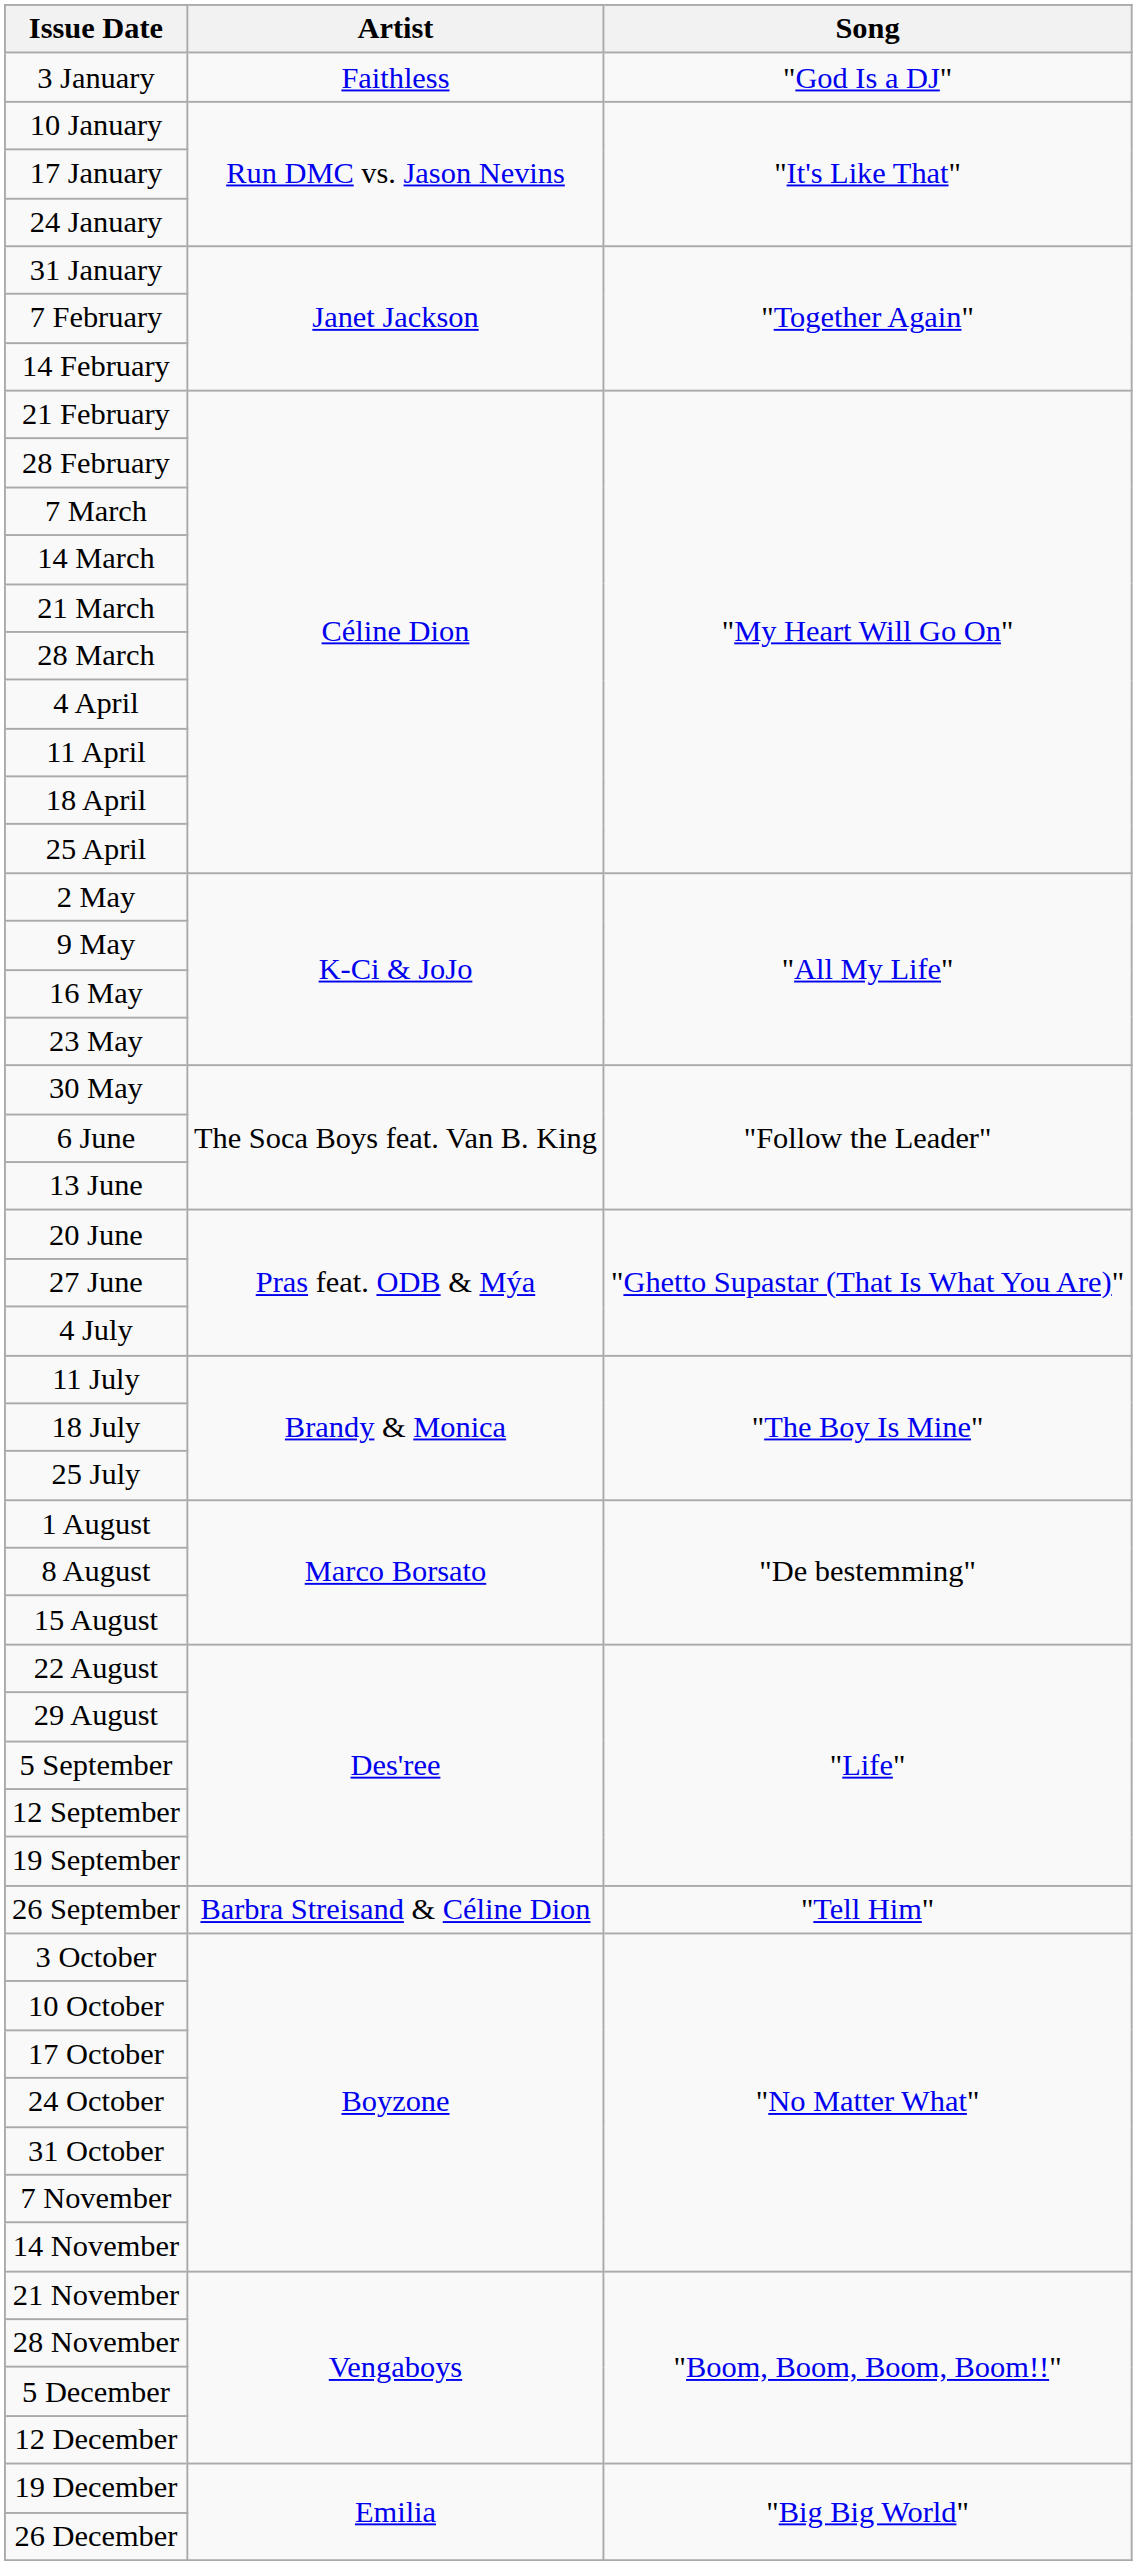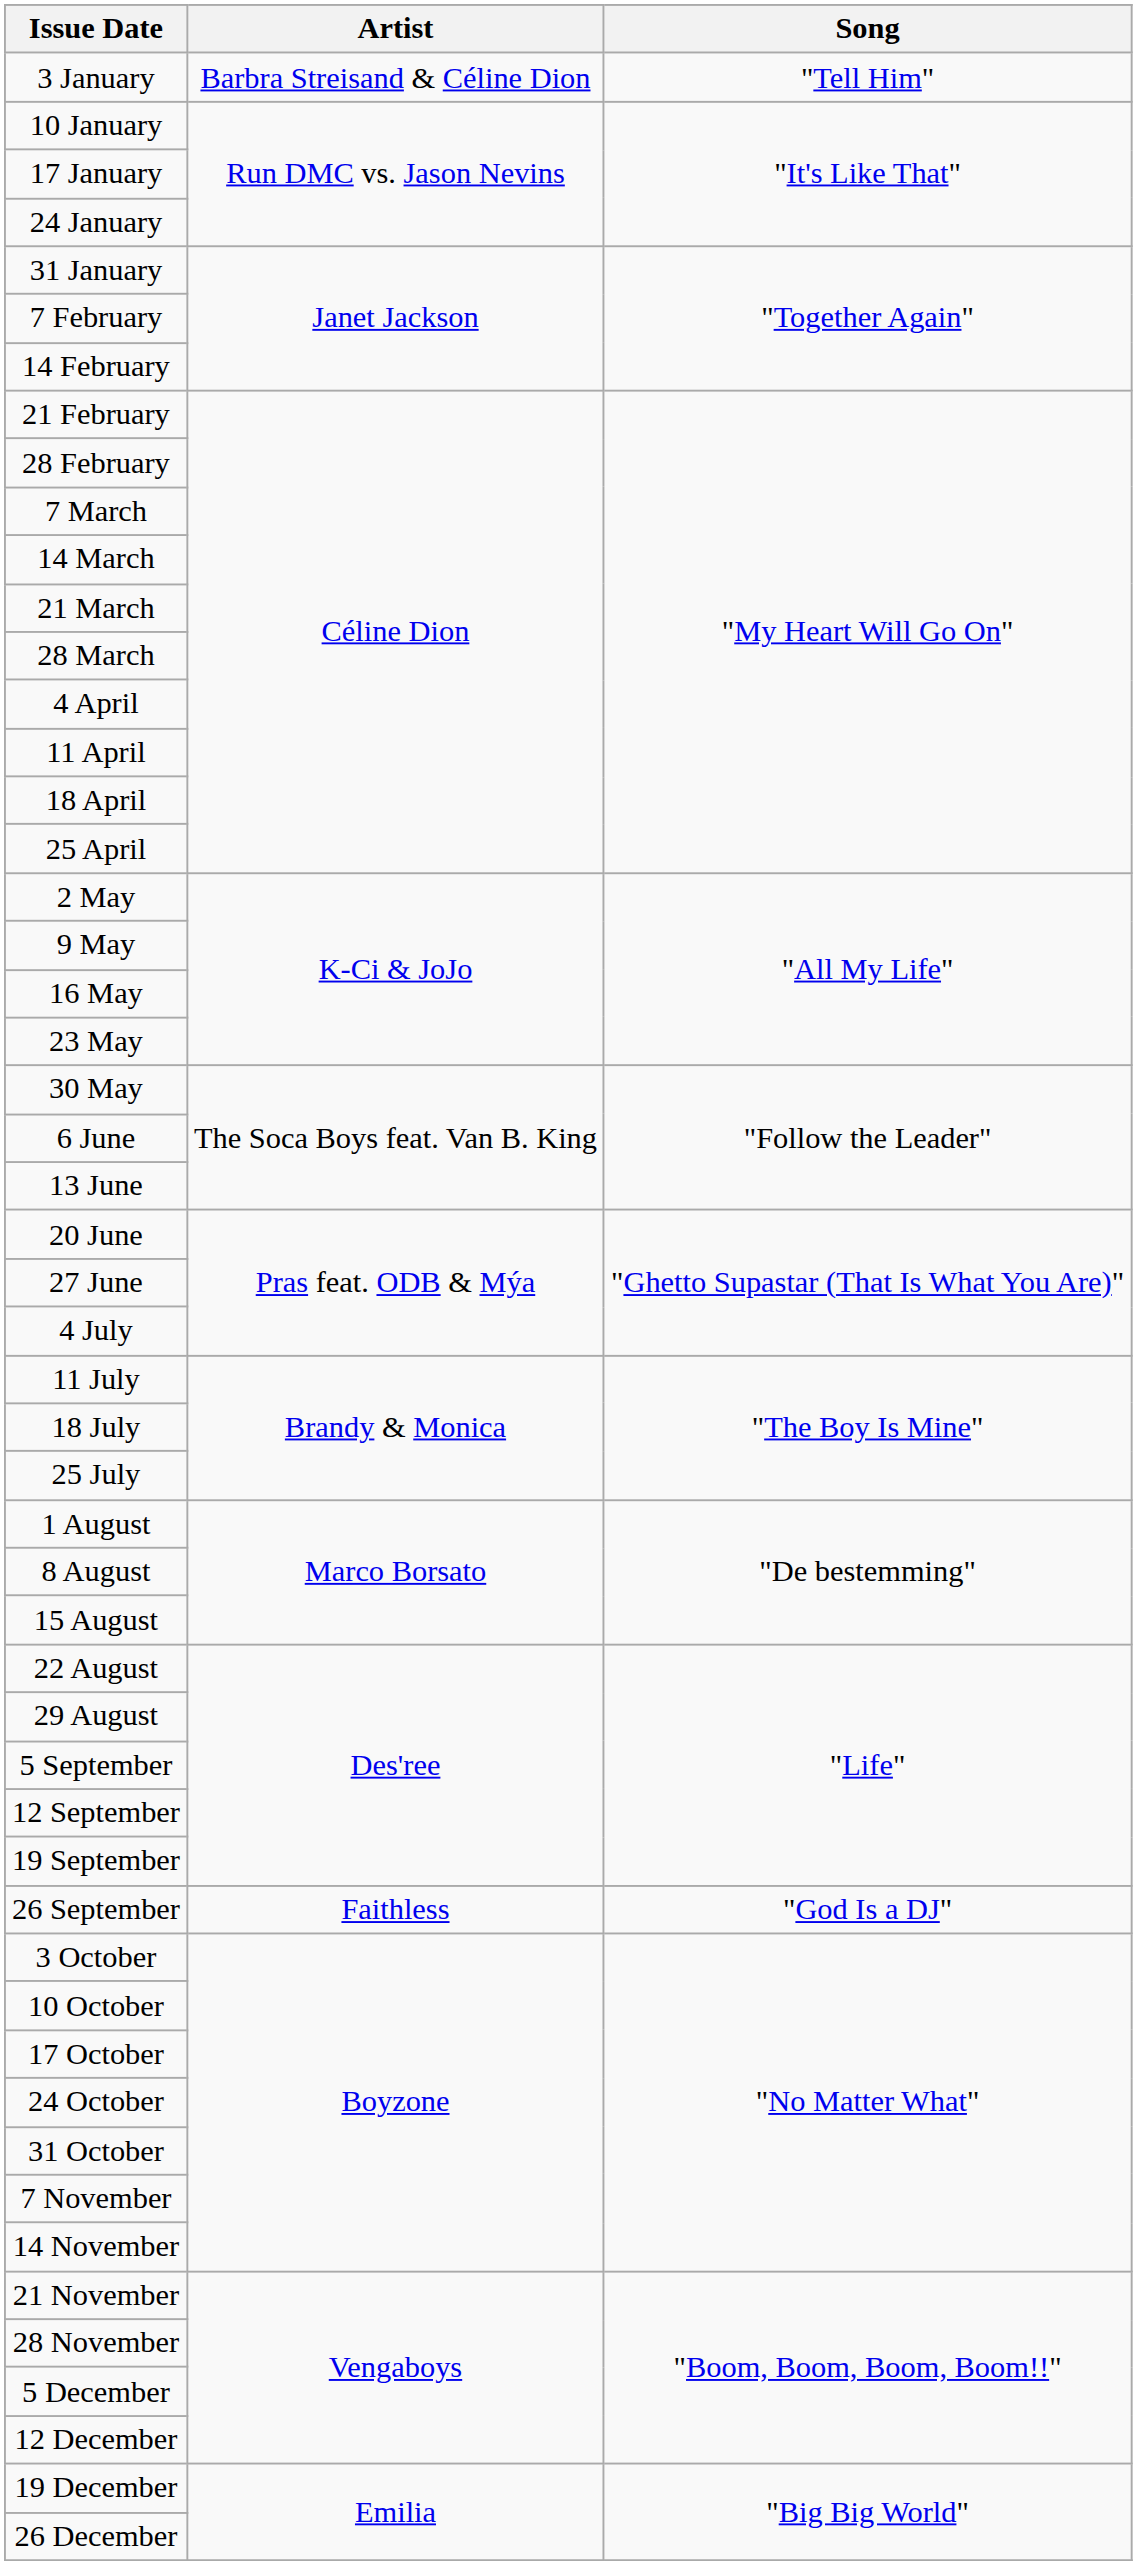(395, 76) Faithless -> (395, 76) Barbra Streisand & Céline Dion
(868, 76) "God Is a DJ" -> (868, 76) "Tell Him"
(395, 1908) Barbra Streisand & Céline Dion -> (395, 1908) Faithless
(868, 1908) "Tell Him" -> (868, 1908) "God Is a DJ"
